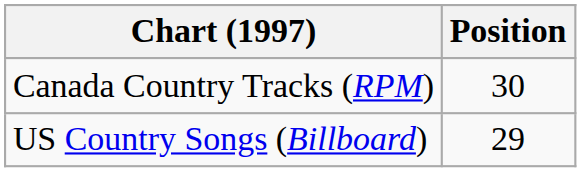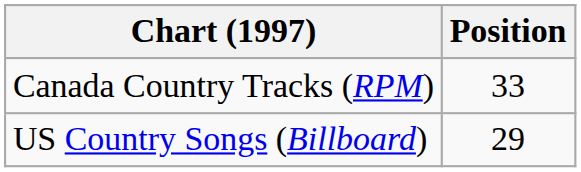(508, 85) 30 -> (508, 85) 33
